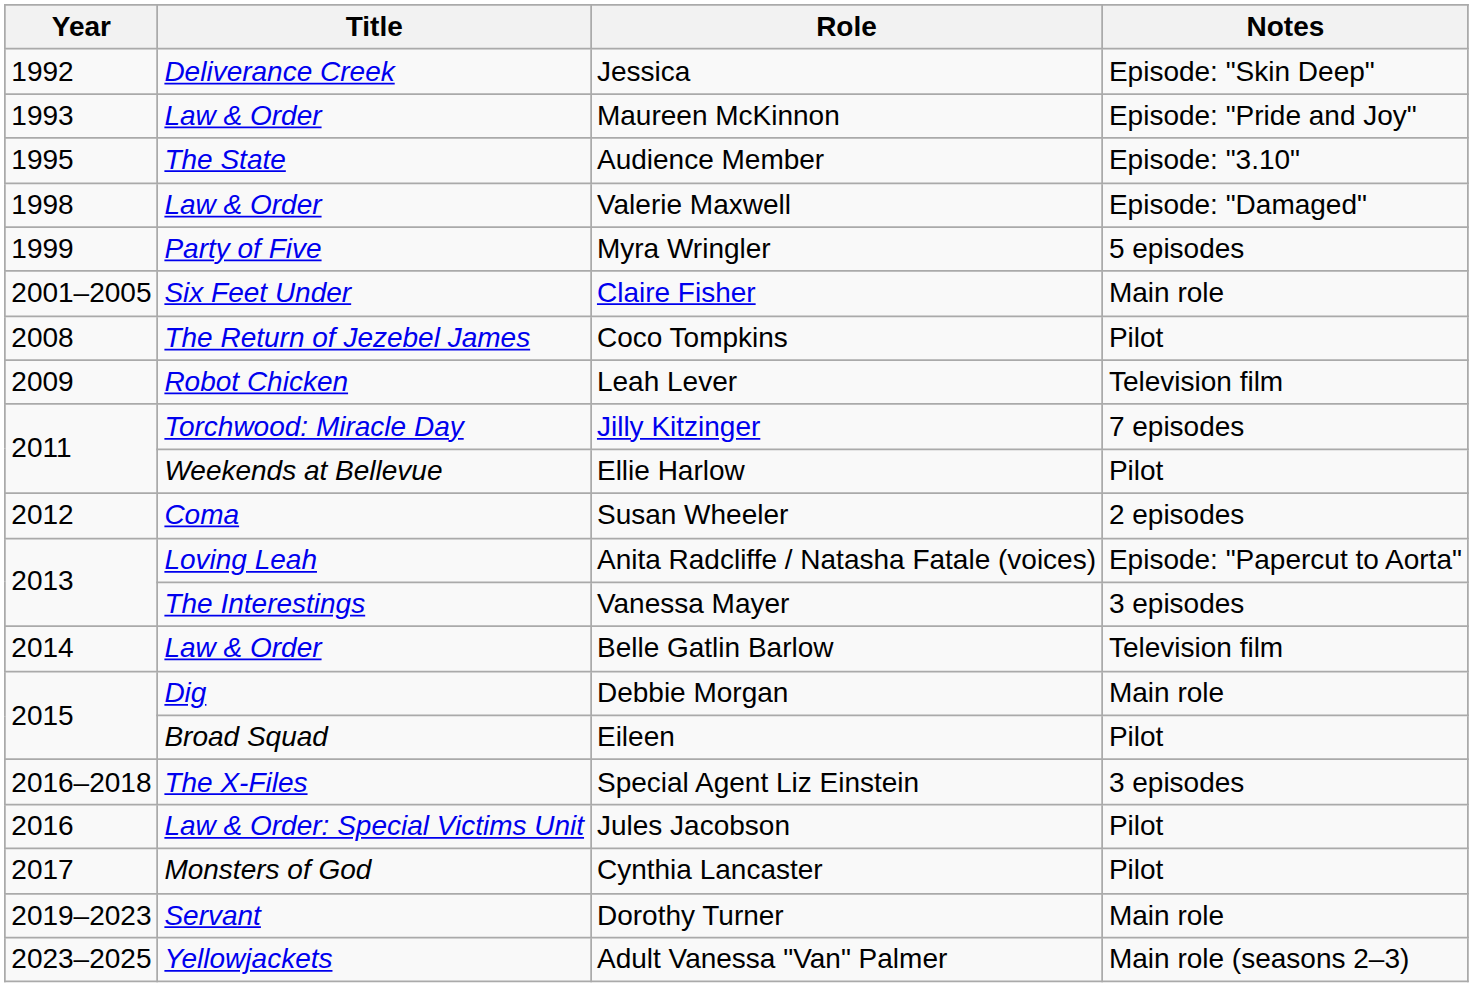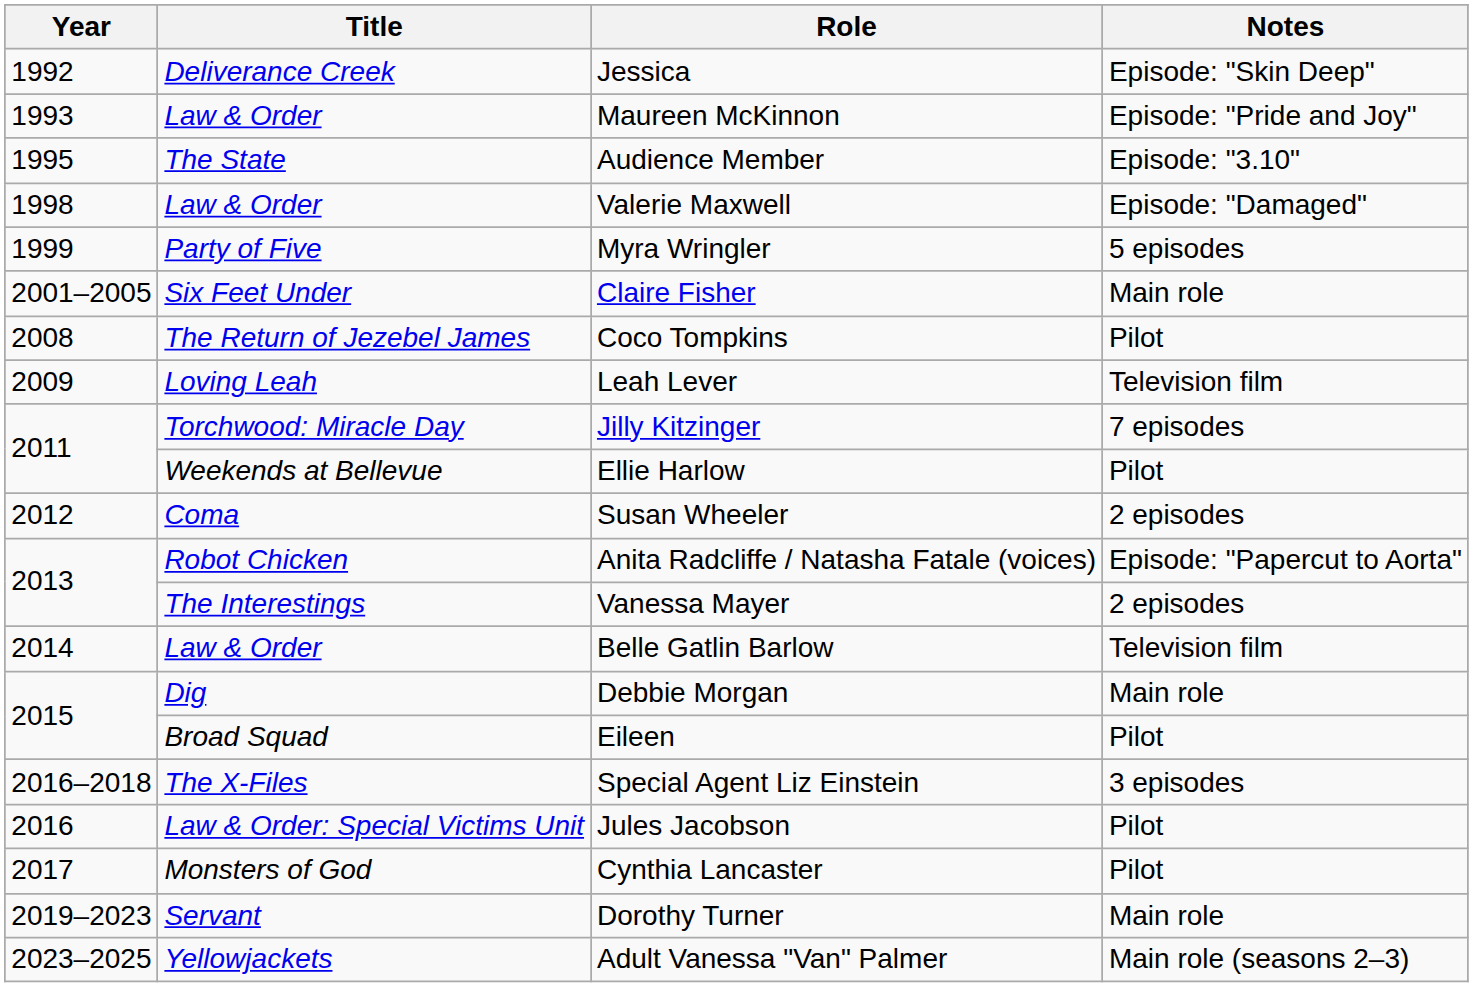(256, 381) Robot Chicken -> (241, 381) Loving Leah
(241, 559) Loving Leah -> (256, 559) Robot Chicken
(1177, 603) 3 episodes -> (1177, 603) 2 episodes
